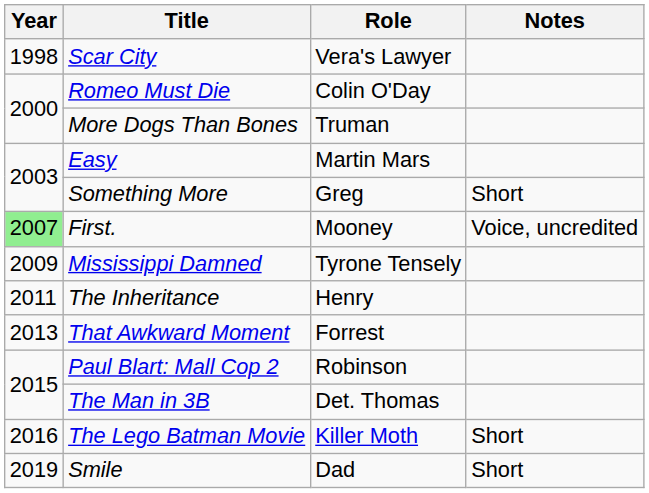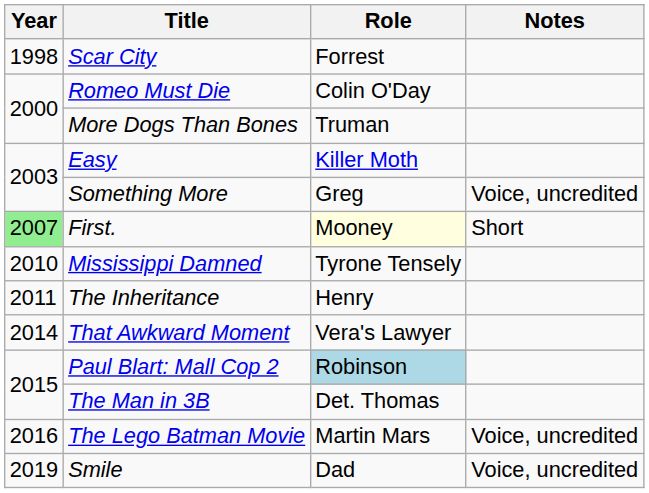(383, 56) Vera's Lawyer -> (350, 56) Forrest
(373, 159) Martin Mars -> (367, 159) Killer Moth
(497, 194) Short -> (555, 194) Voice, uncredited
(354, 228) no background -> (354, 228) lightyellow background
(555, 228) Voice, uncredited -> (497, 228) Short
(34, 263) 2009 -> (34, 263) 2010
(34, 332) 2013 -> (34, 332) 2014
(350, 332) Forrest -> (383, 332) Vera's Lawyer
(361, 366) no background -> (361, 366) lightblue background
(367, 435) Killer Moth -> (373, 435) Martin Mars
(497, 435) Short -> (555, 435) Voice, uncredited
(497, 470) Short -> (555, 470) Voice, uncredited
